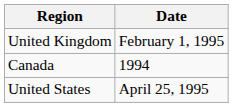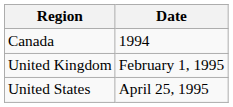rows swapped: (31, 65) <-> (60, 41)
